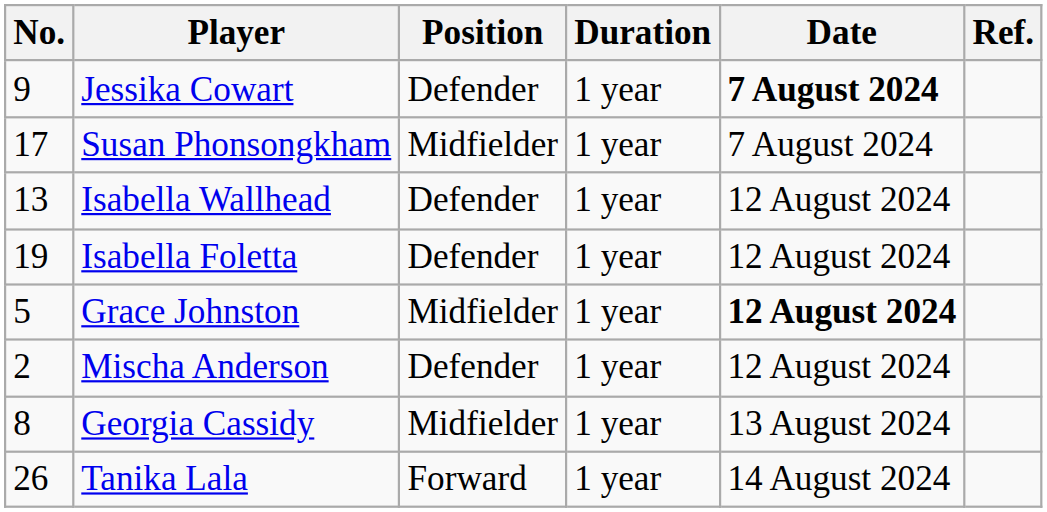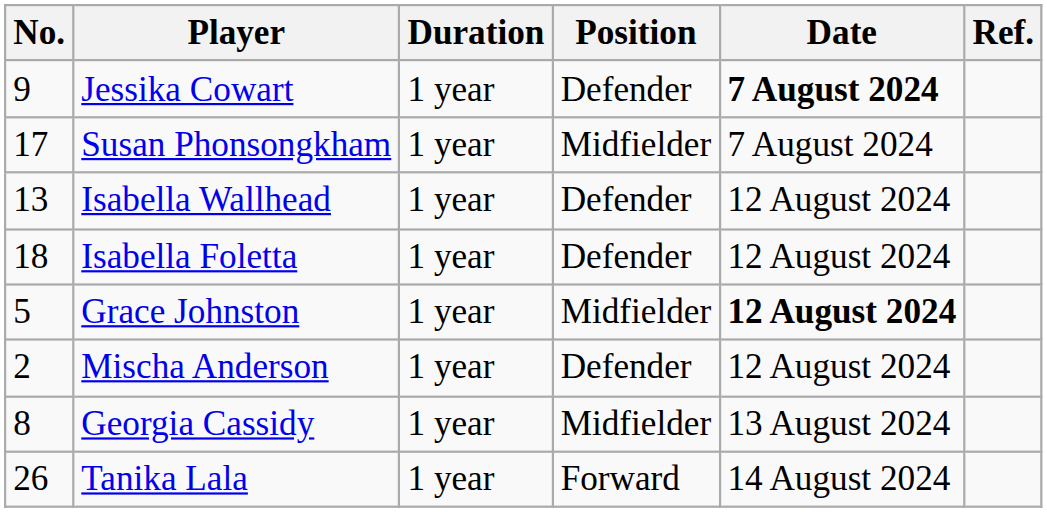columns swapped: (483, 32) <-> (643, 32)
(31, 255) 19 -> (31, 255) 18
